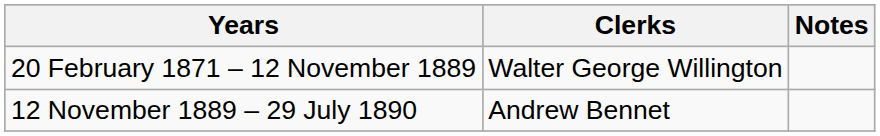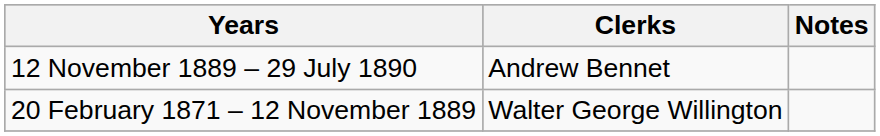rows swapped: (244, 67) <-> (214, 109)
